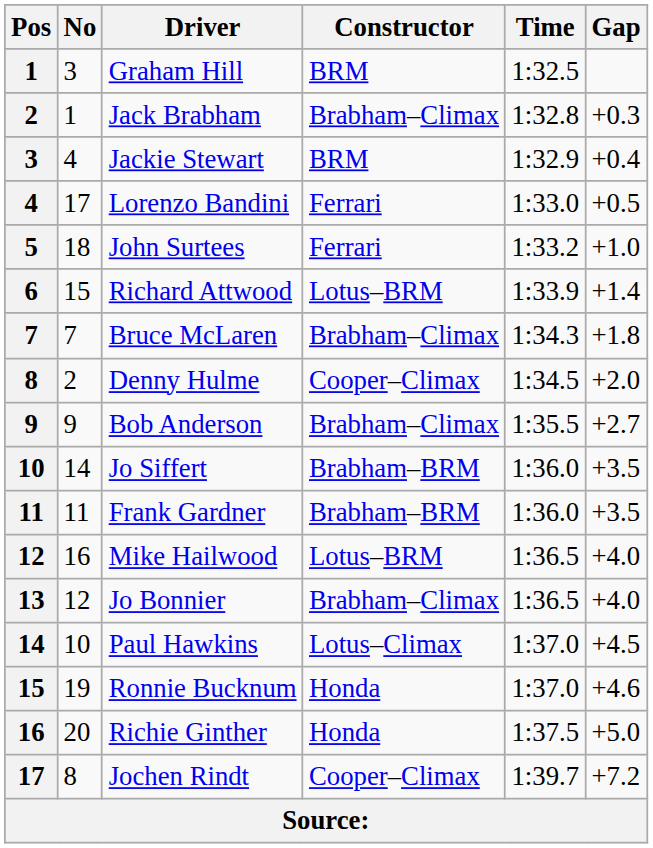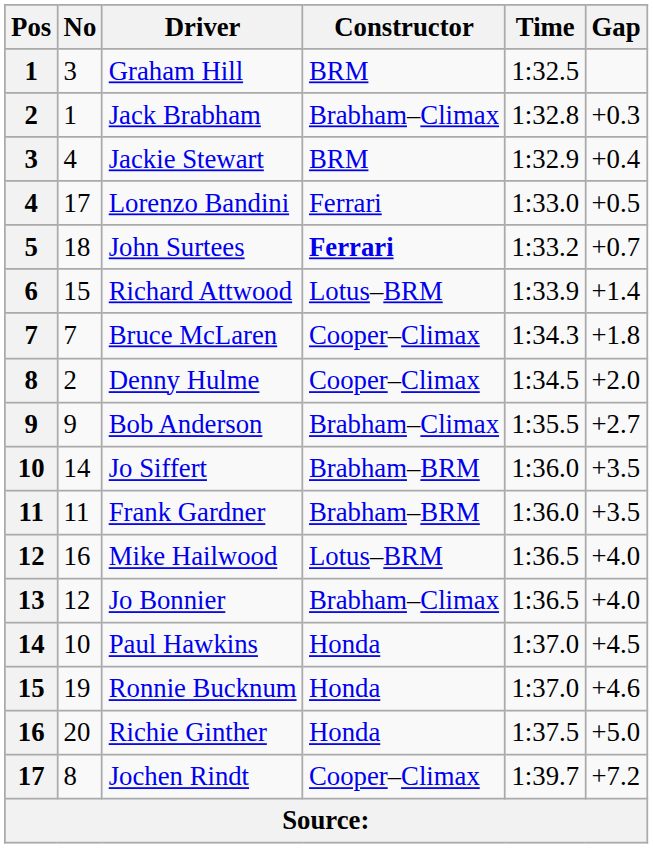(345, 247) normal -> (351, 247) bold
(616, 247) +1.0 -> (616, 247) +0.7
(404, 335) Brabham–Climax -> (394, 335) Cooper–Climax
(385, 644) Lotus–Climax -> (345, 644) Honda
